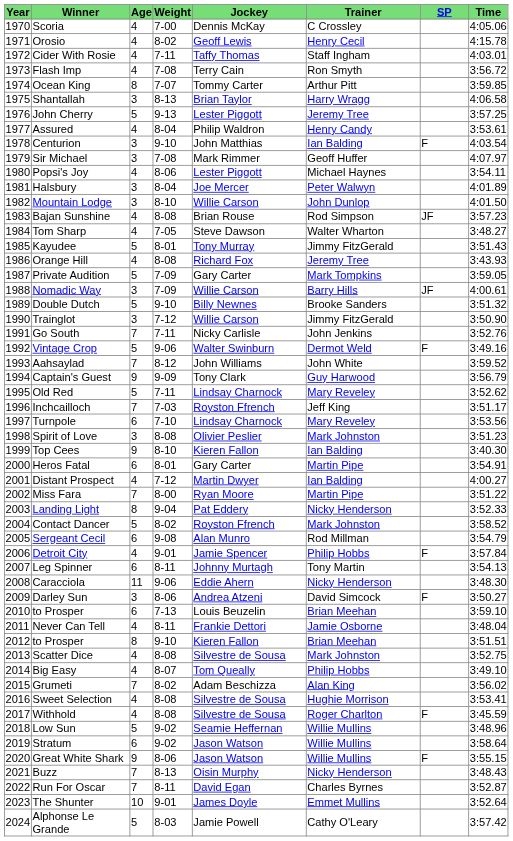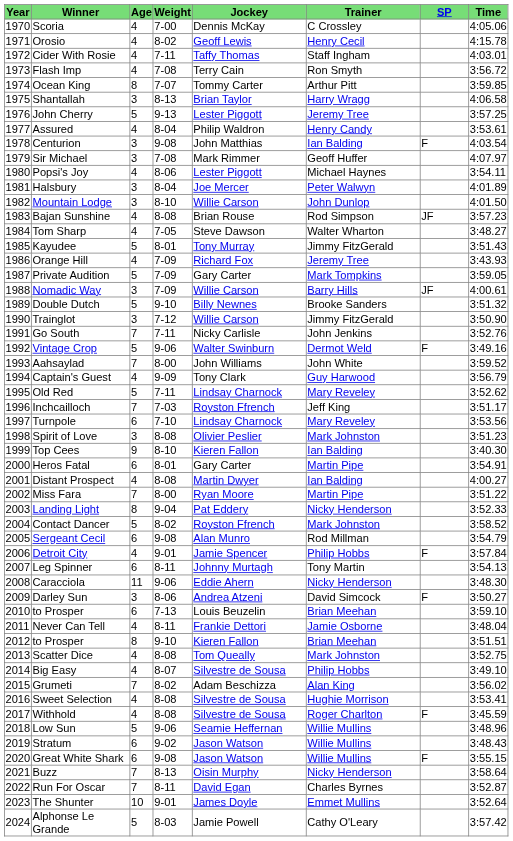(165, 143) 9-10 -> (165, 143) 9-08
(165, 260) 8-08 -> (165, 260) 7-09
(165, 363) 8-12 -> (165, 363) 8-00
(134, 377) 9 -> (134, 377) 4
(165, 480) 7-12 -> (165, 480) 8-08
(240, 655) Silvestre de Sousa -> (224, 655) Tom Queally
(224, 670) Tom Queally -> (240, 670) Silvestre de Sousa
(165, 729) 9-02 -> (165, 729) 9-06
(488, 743) 3:58.64 -> (488, 743) 3:48.43
(134, 758) 9 -> (134, 758) 6
(165, 758) 8-06 -> (165, 758) 9-08
(488, 772) 3:48.43 -> (488, 772) 3:58.64
